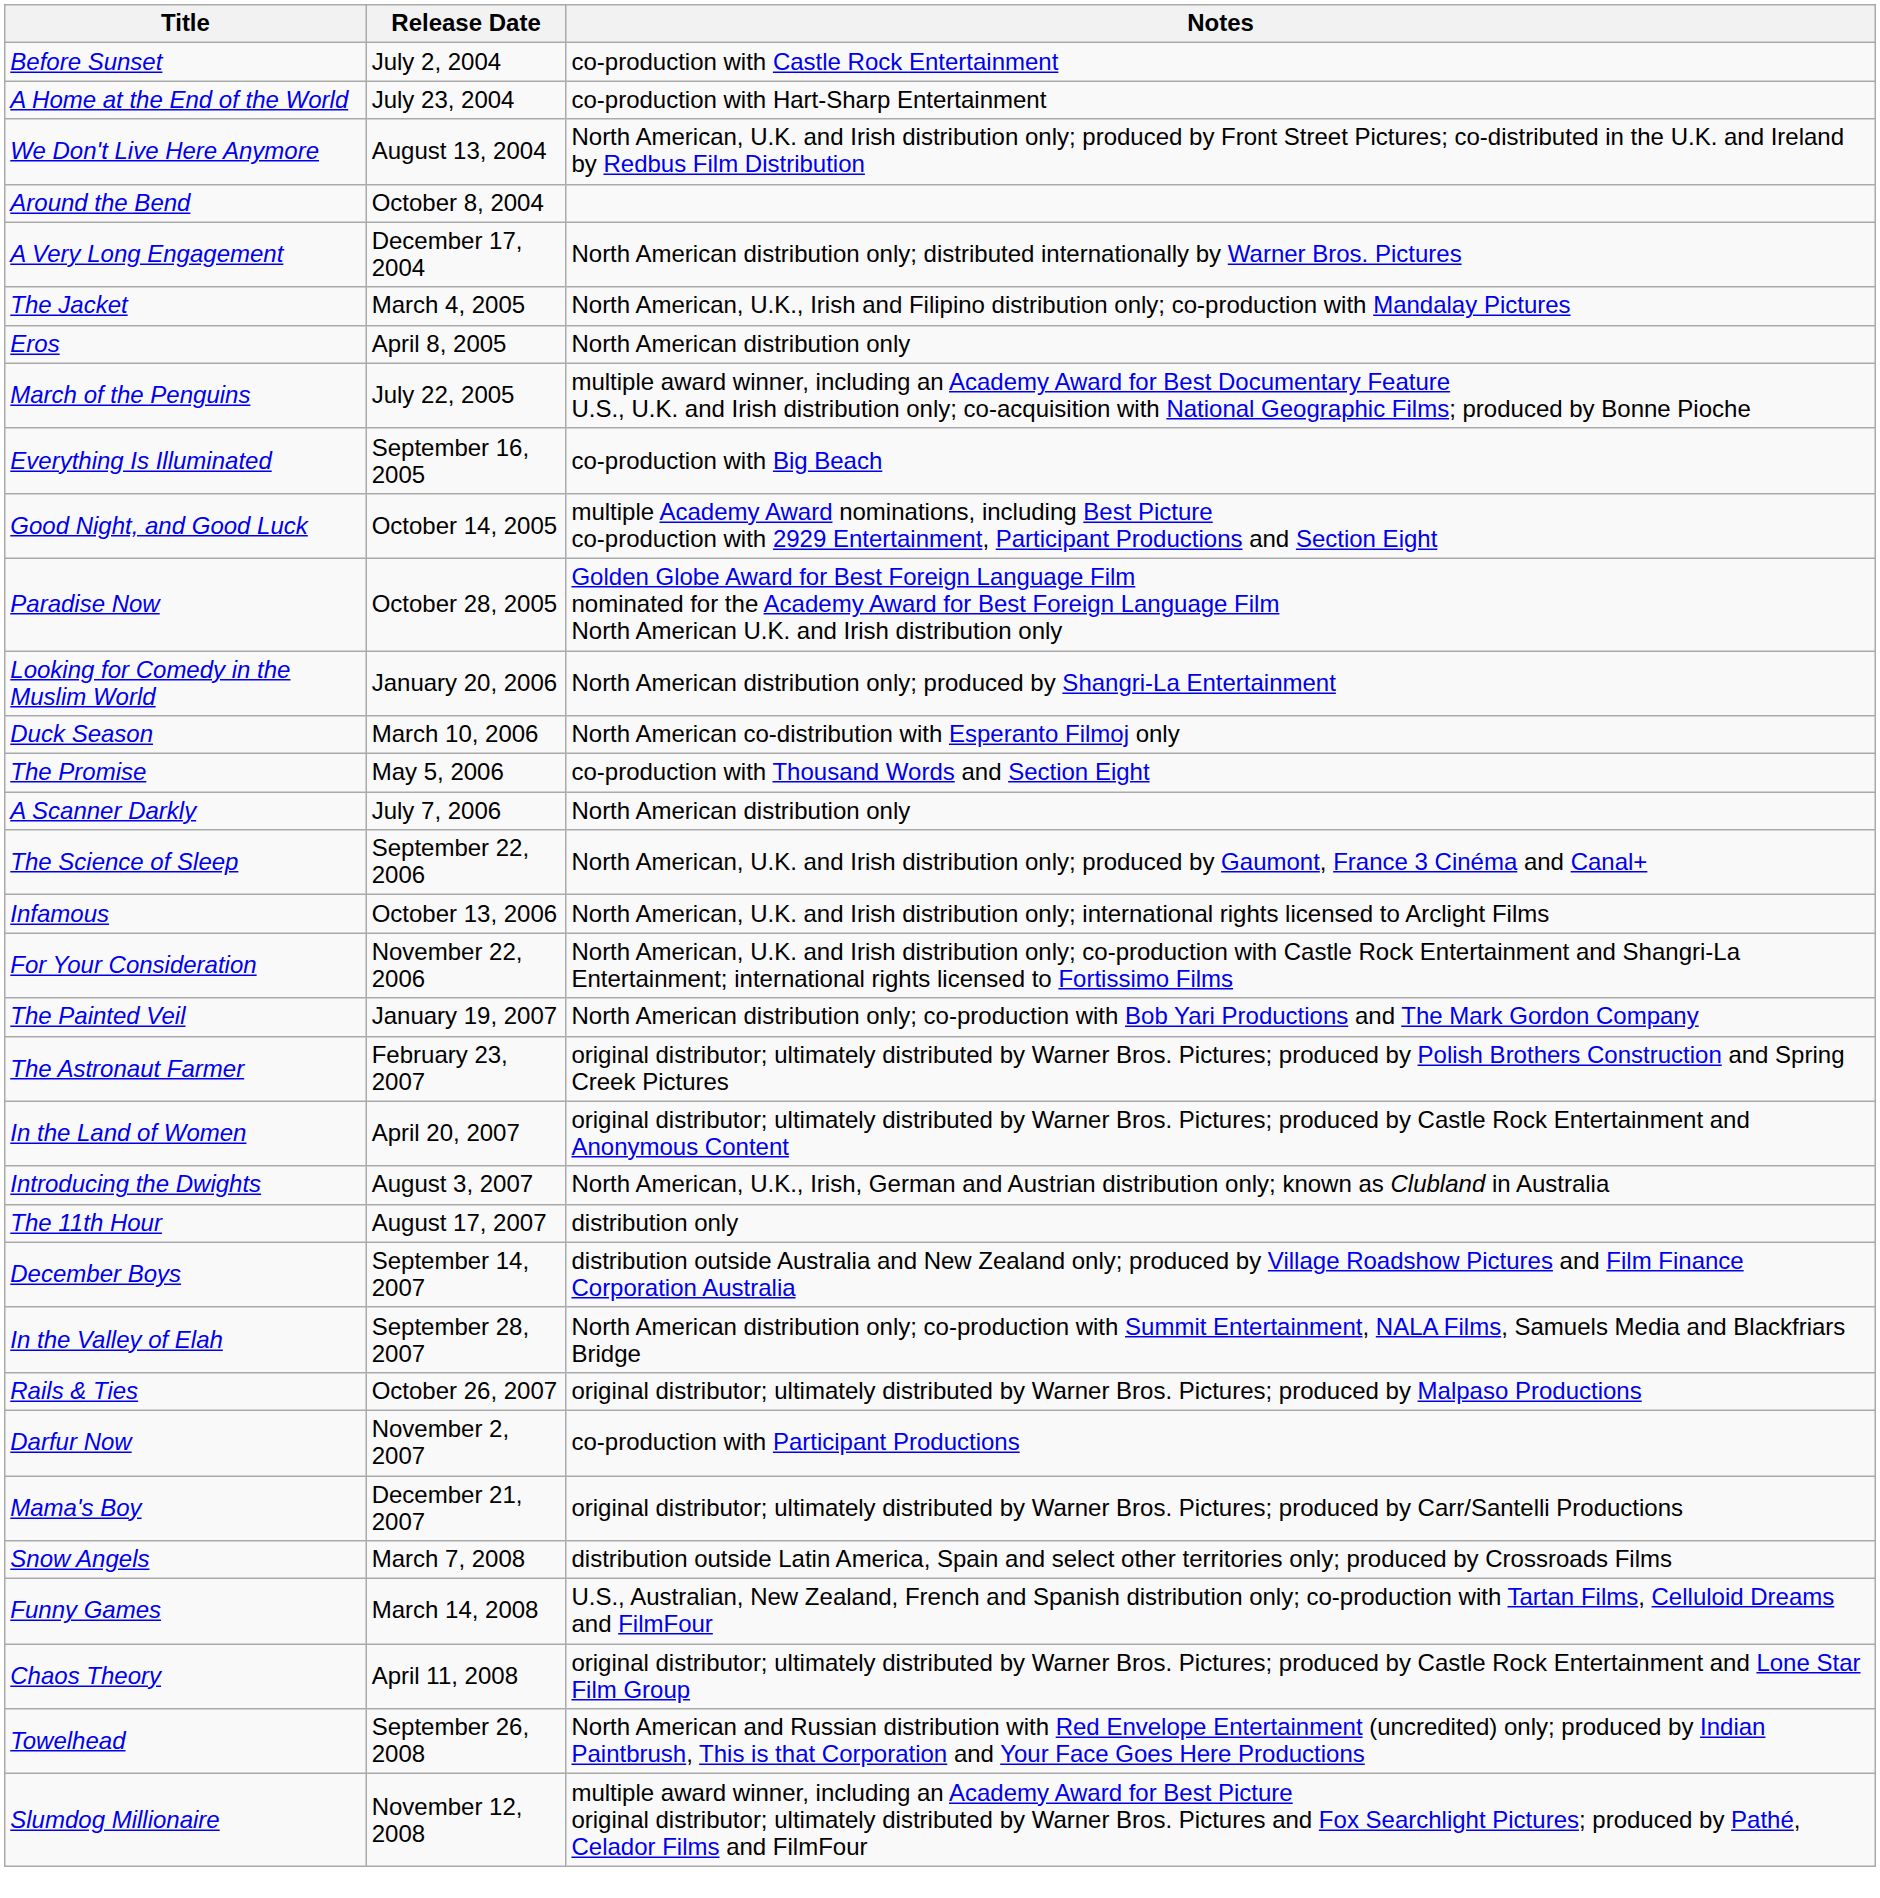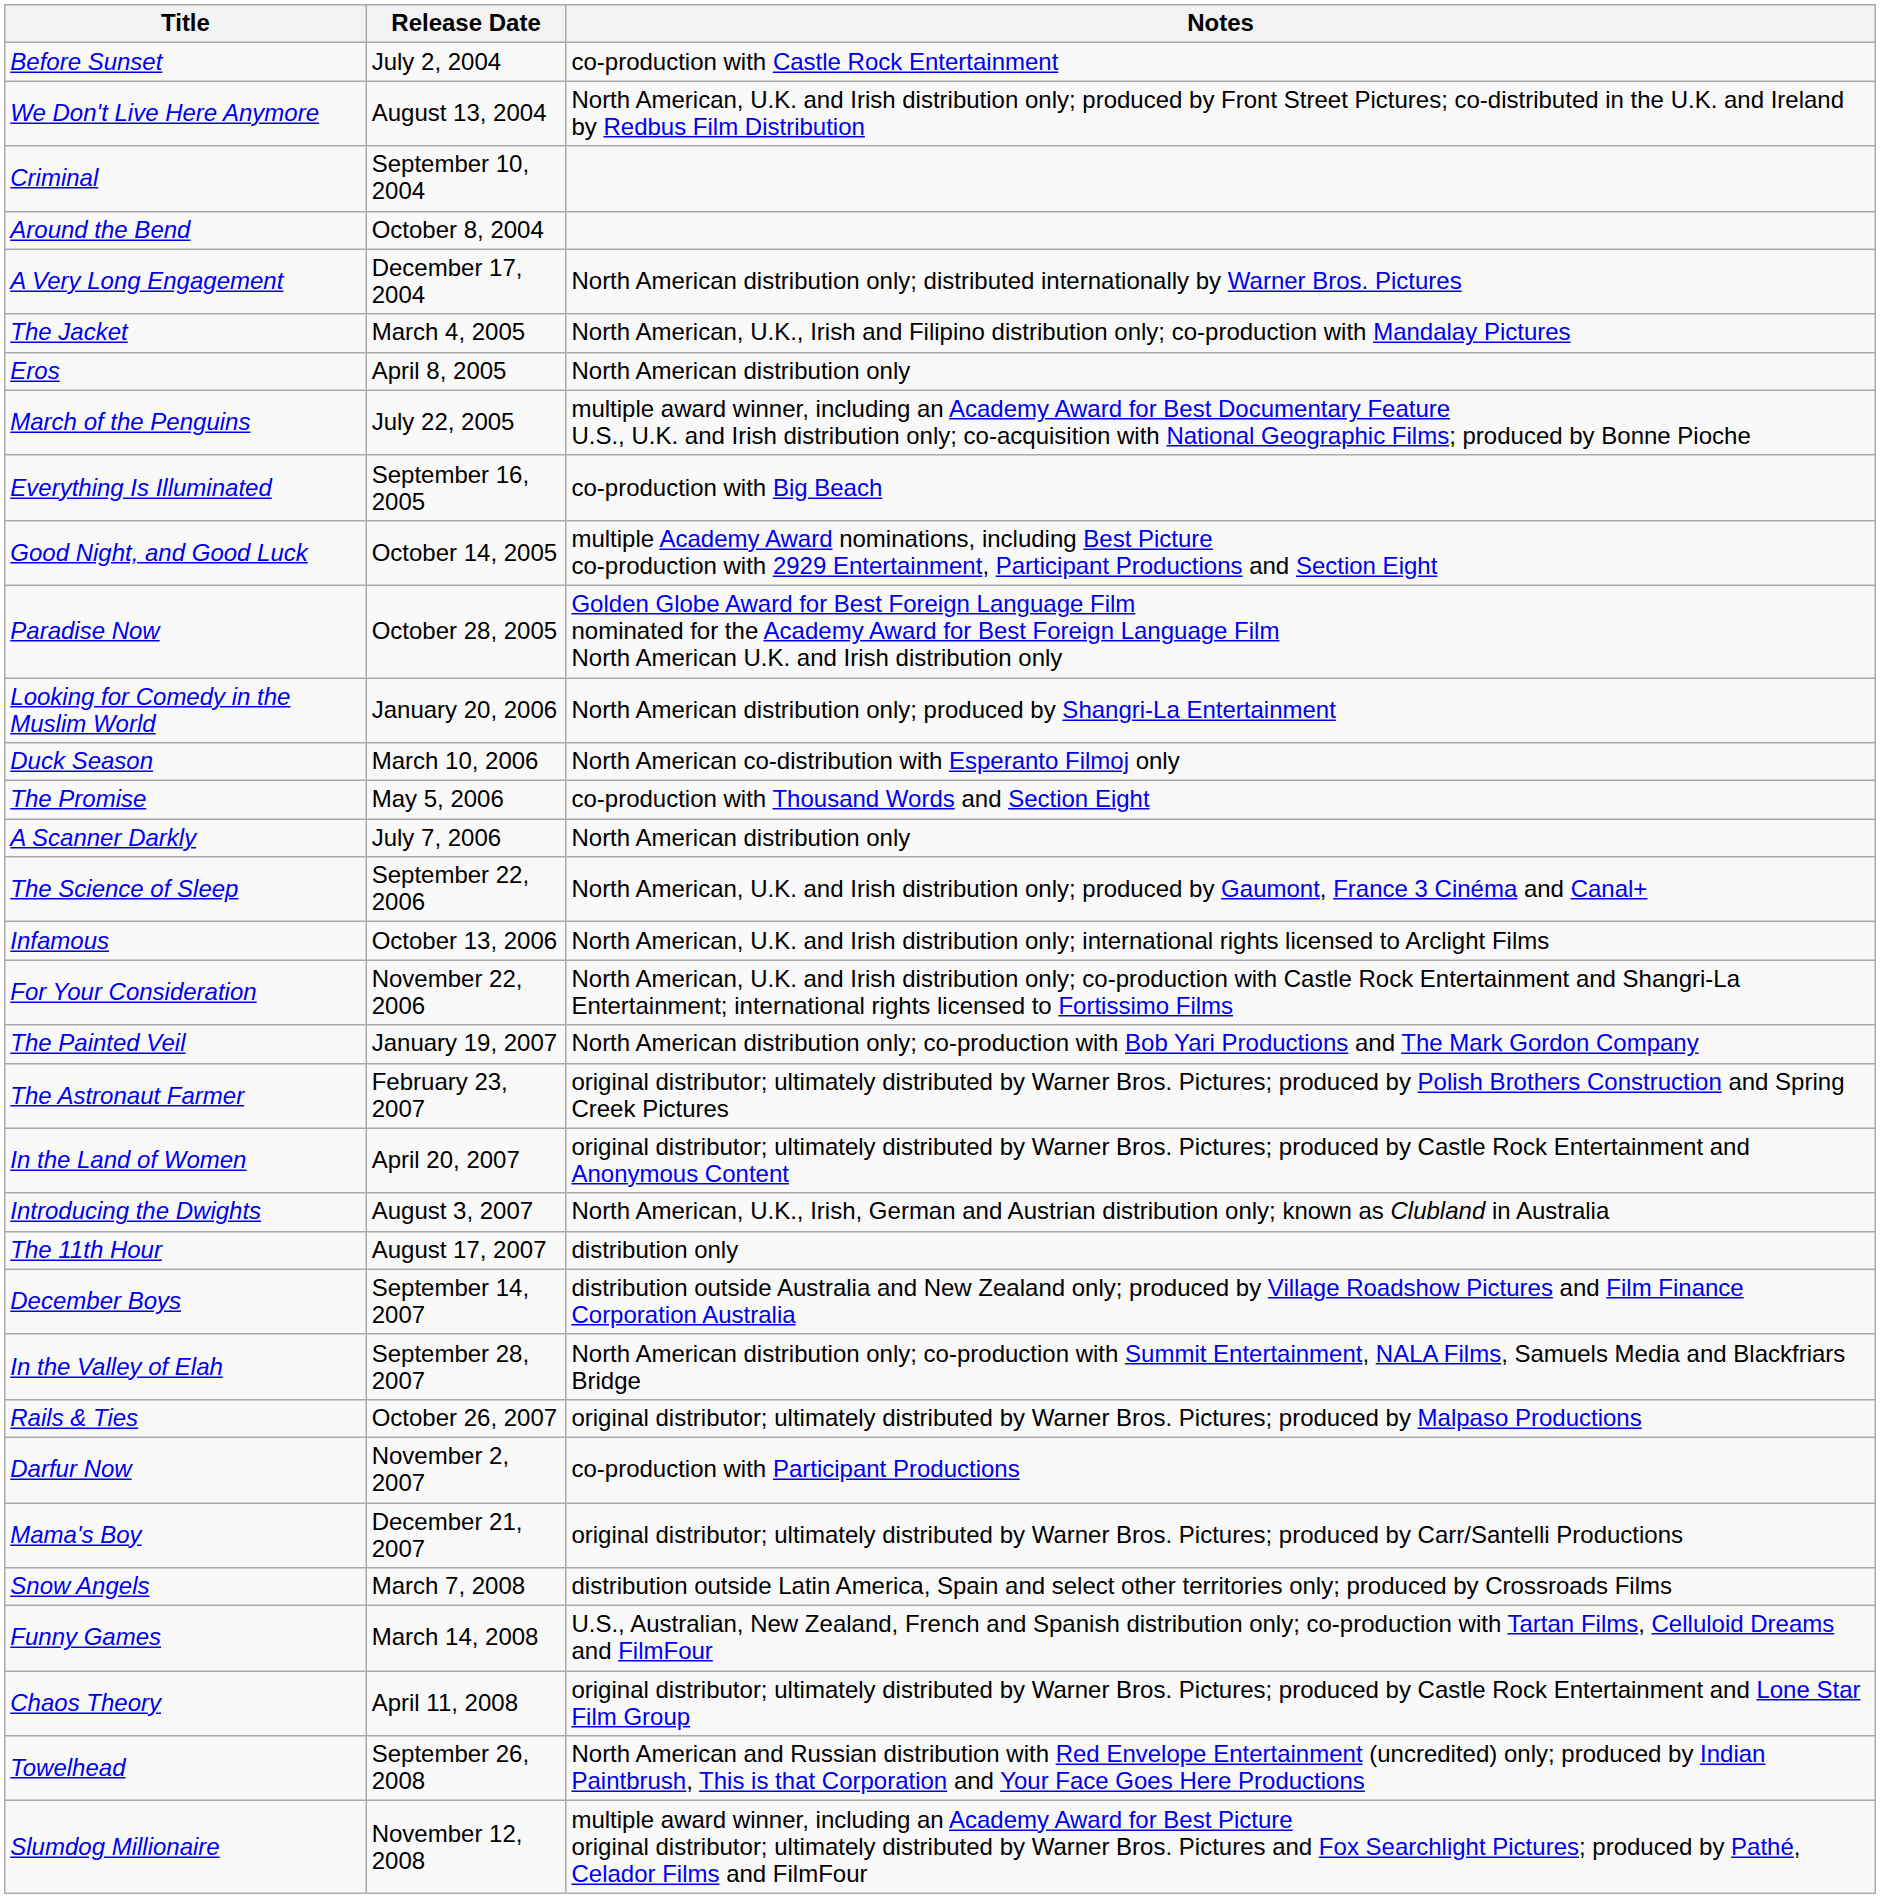- row: (179, 99)
+ row: (54, 178)
